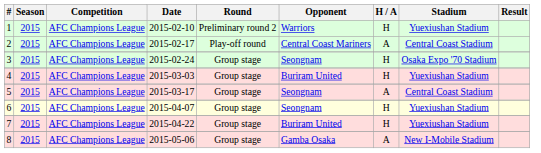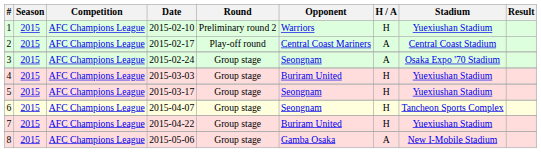(386, 60) H -> (386, 60) A
(386, 92) A -> (386, 92) H
(449, 92) Central Coast Stadium -> (452, 92) Yuexiushan Stadium
(449, 108) Yuexiushan Stadium -> (452, 108) Tancheon Sports Complex
